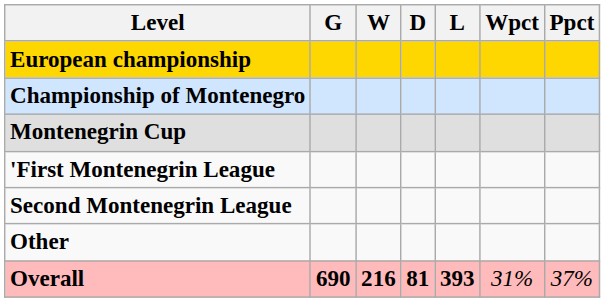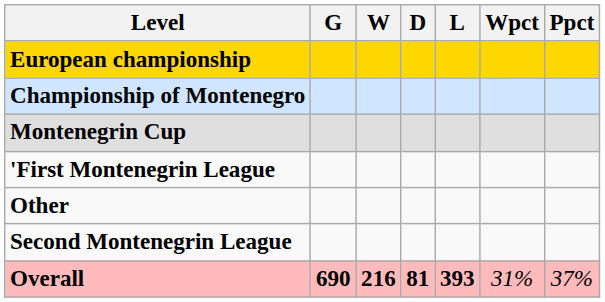rows swapped: (151, 205) <-> (39, 242)
